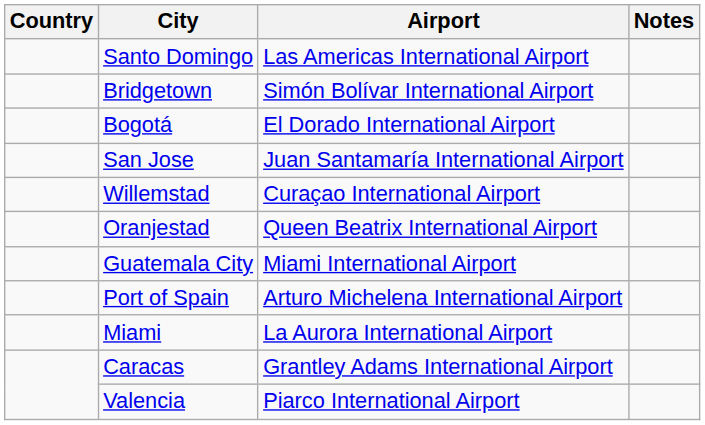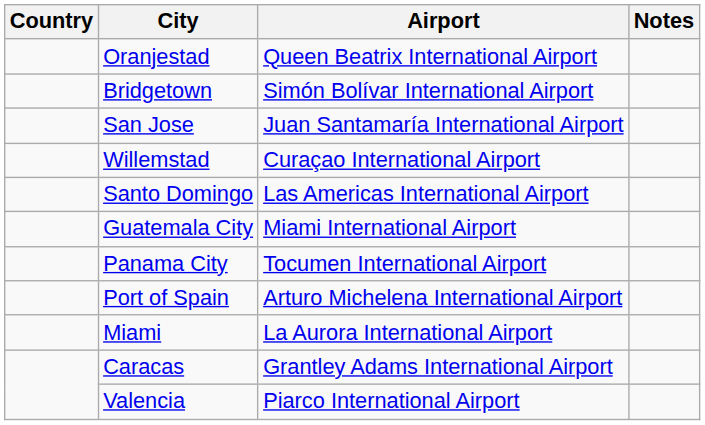rows swapped: (156, 228) <-> (178, 56)
- row: (138, 125)
+ row: (165, 263)
